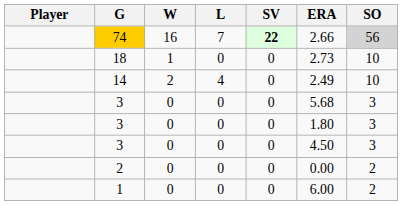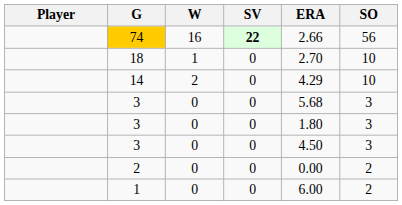- column: (221, 15)
(372, 37) lightgrey background -> (369, 37) no background
(322, 59) 2.73 -> (311, 59) 2.70
(322, 80) 2.49 -> (311, 80) 4.29
